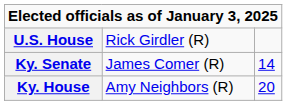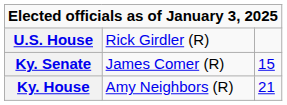(266, 64) 14 -> (266, 64) 15
(266, 87) 20 -> (266, 87) 21
